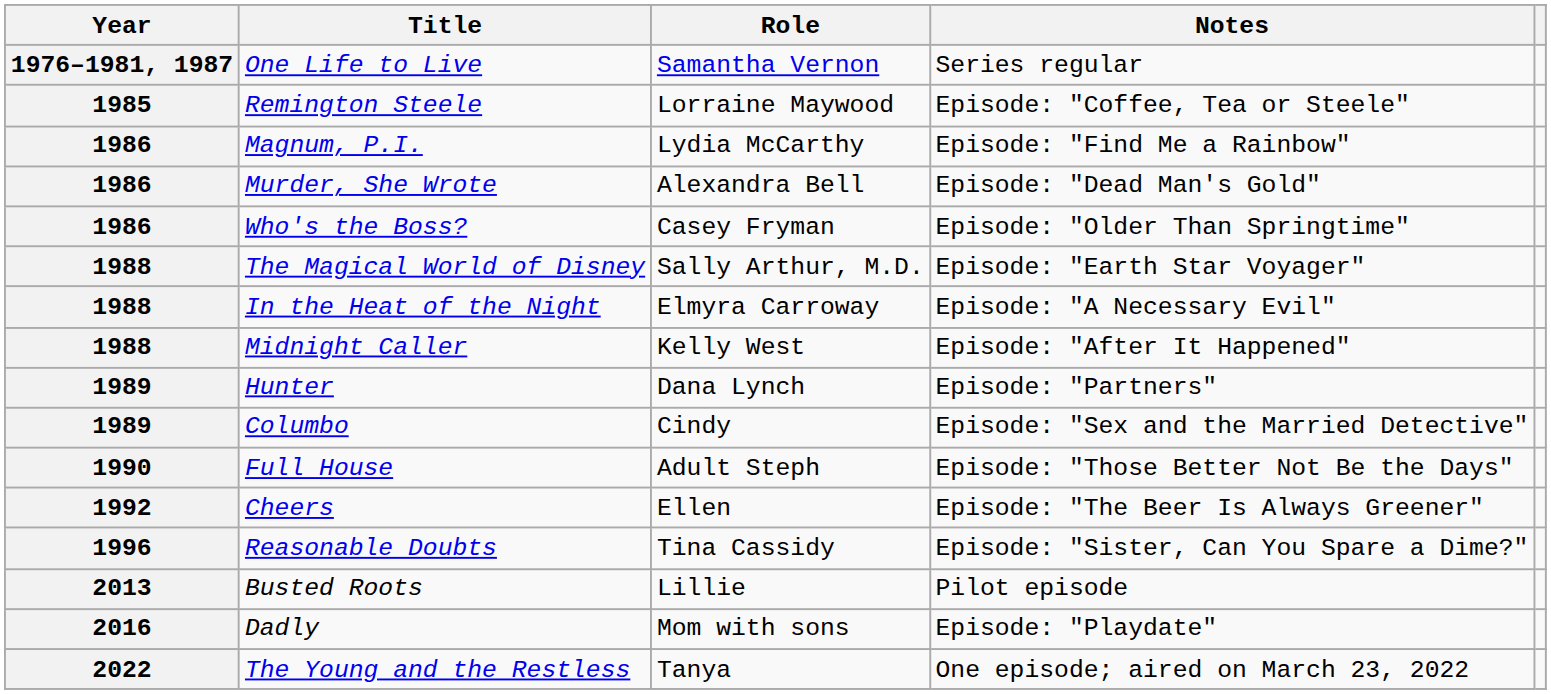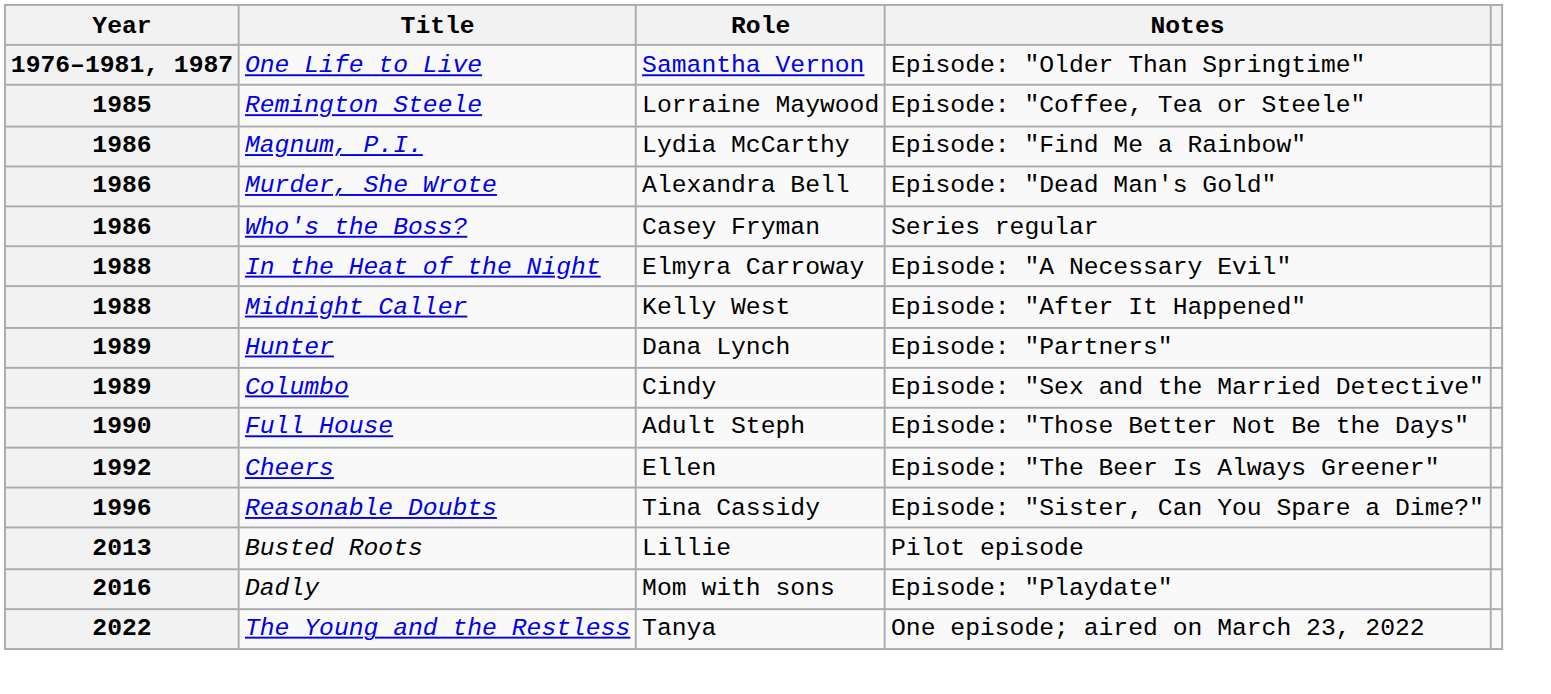(1039, 65) Series regular -> (1128, 65) Episode: "Older Than Springtime"
(1173, 226) Episode: "Older Than Springtime" -> (995, 226) Series regular
- row: (445, 267)
